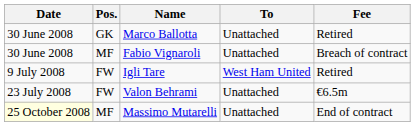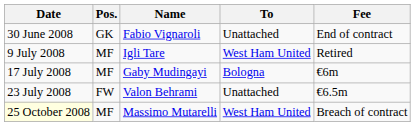- row: (160, 33)
(105, 53) MF -> (105, 33) GK
(362, 53) Breach of contract -> (354, 33) End of contract
(105, 72) FW -> (105, 53) MF
+ row: (165, 72)
(251, 111) Unattached -> (267, 111) West Ham United
(354, 111) End of contract -> (362, 111) Breach of contract
